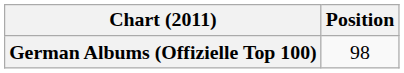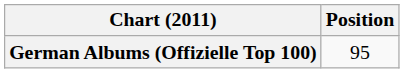(360, 51) 98 -> (360, 51) 95
